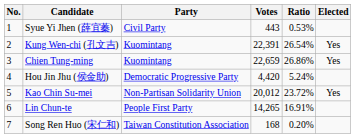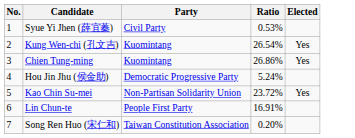- column: (266, 12)
